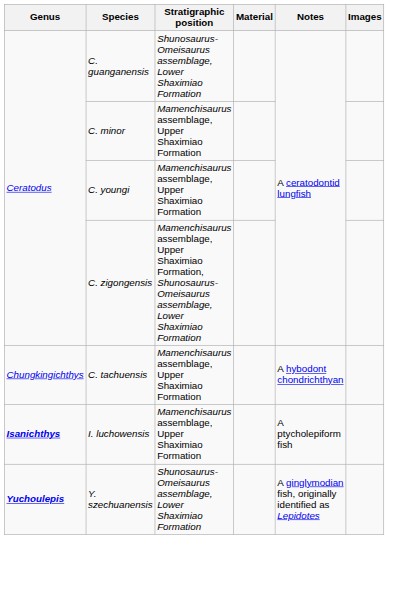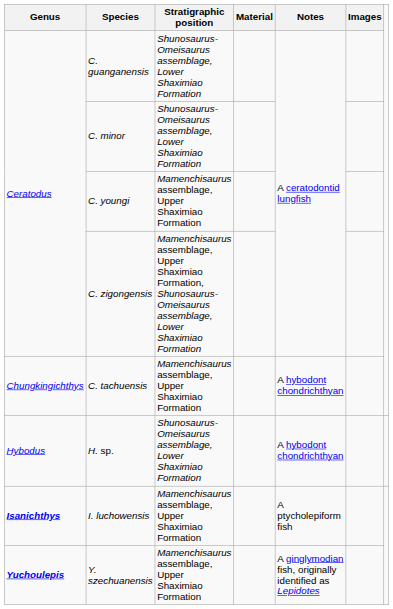(194, 131) Mamenchisaurus assemblage, Upper Shaximiao Formation -> (188, 136) Shunosaurus-Omeisaurus assemblage, Lower Shaximiao Formation
+ row: (101, 450)
(188, 499) Shunosaurus-Omeisaurus assemblage, Lower Shaximiao Formation -> (194, 575) Mamenchisaurus assemblage, Upper Shaximiao Formation
